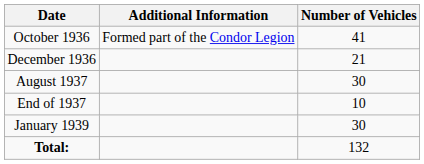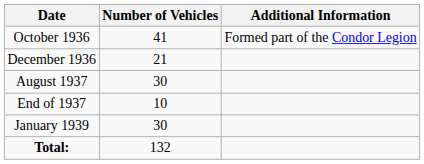columns swapped: (359, 15) <-> (198, 15)
